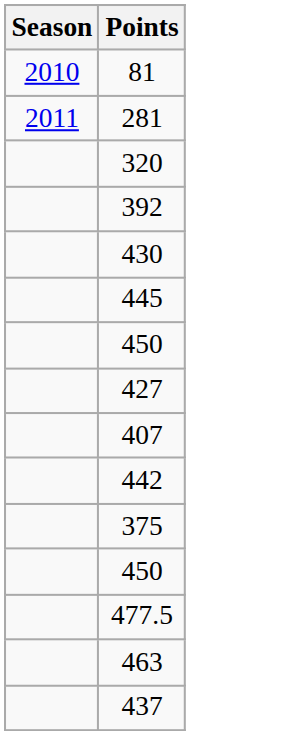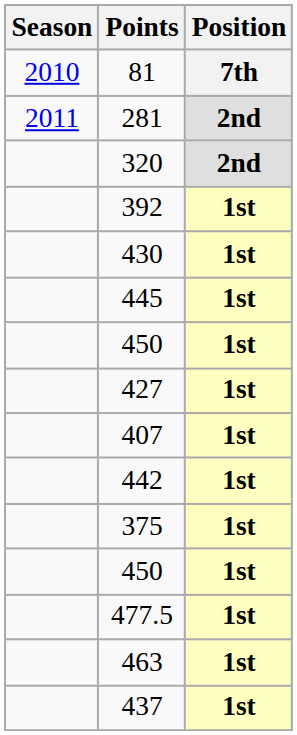+ column: (239, 26)
